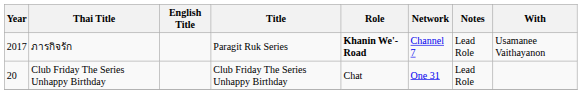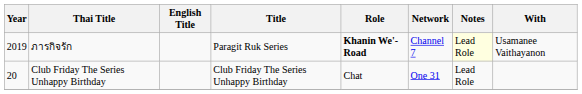(17, 47) 2017 -> (17, 47) 2019
(465, 47) no background -> (465, 47) lightyellow background
